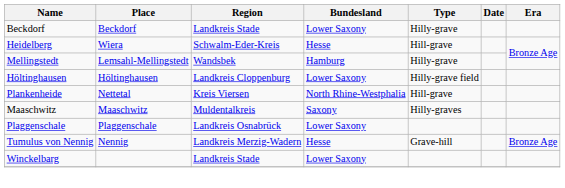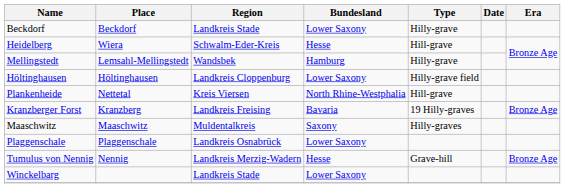+ row: (44, 110)
